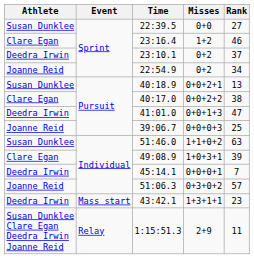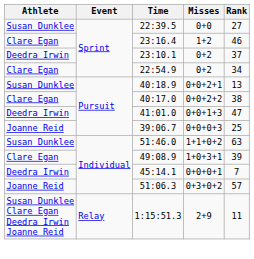(35, 70) Joanne Reid -> (33, 70) Clare Egan
- row: (158, 200)
